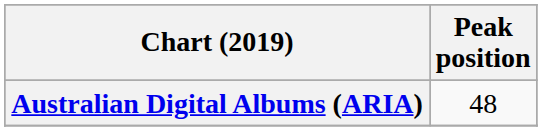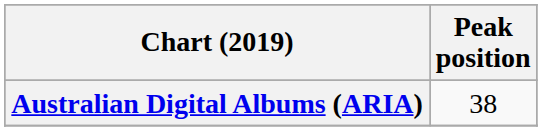(483, 102) 48 -> (483, 102) 38
